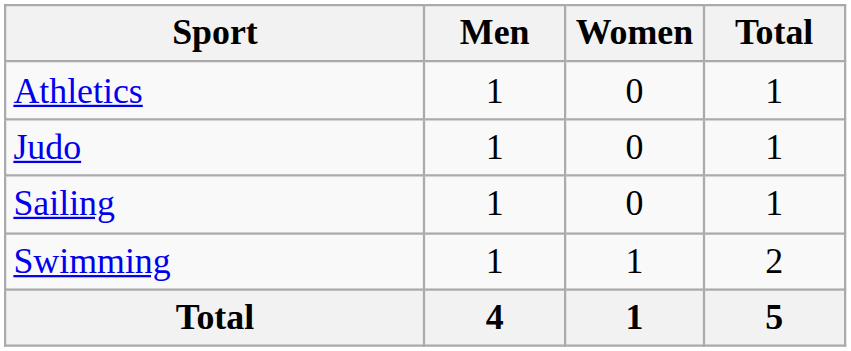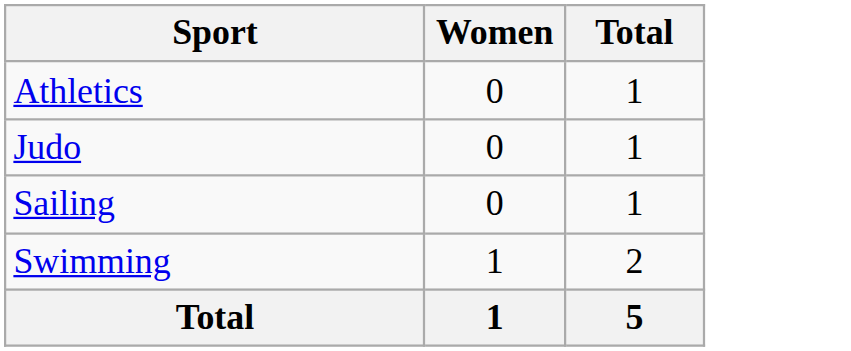- column: (495, 32)
